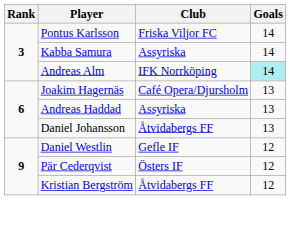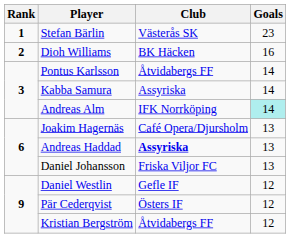+ row: (73, 33)
+ row: (76, 52)
(178, 33) Friska Viljor FC -> (176, 71) Åtvidabergs FF
(162, 109) normal -> (163, 147) bold
(176, 128) Åtvidabergs FF -> (178, 166) Friska Viljor FC
